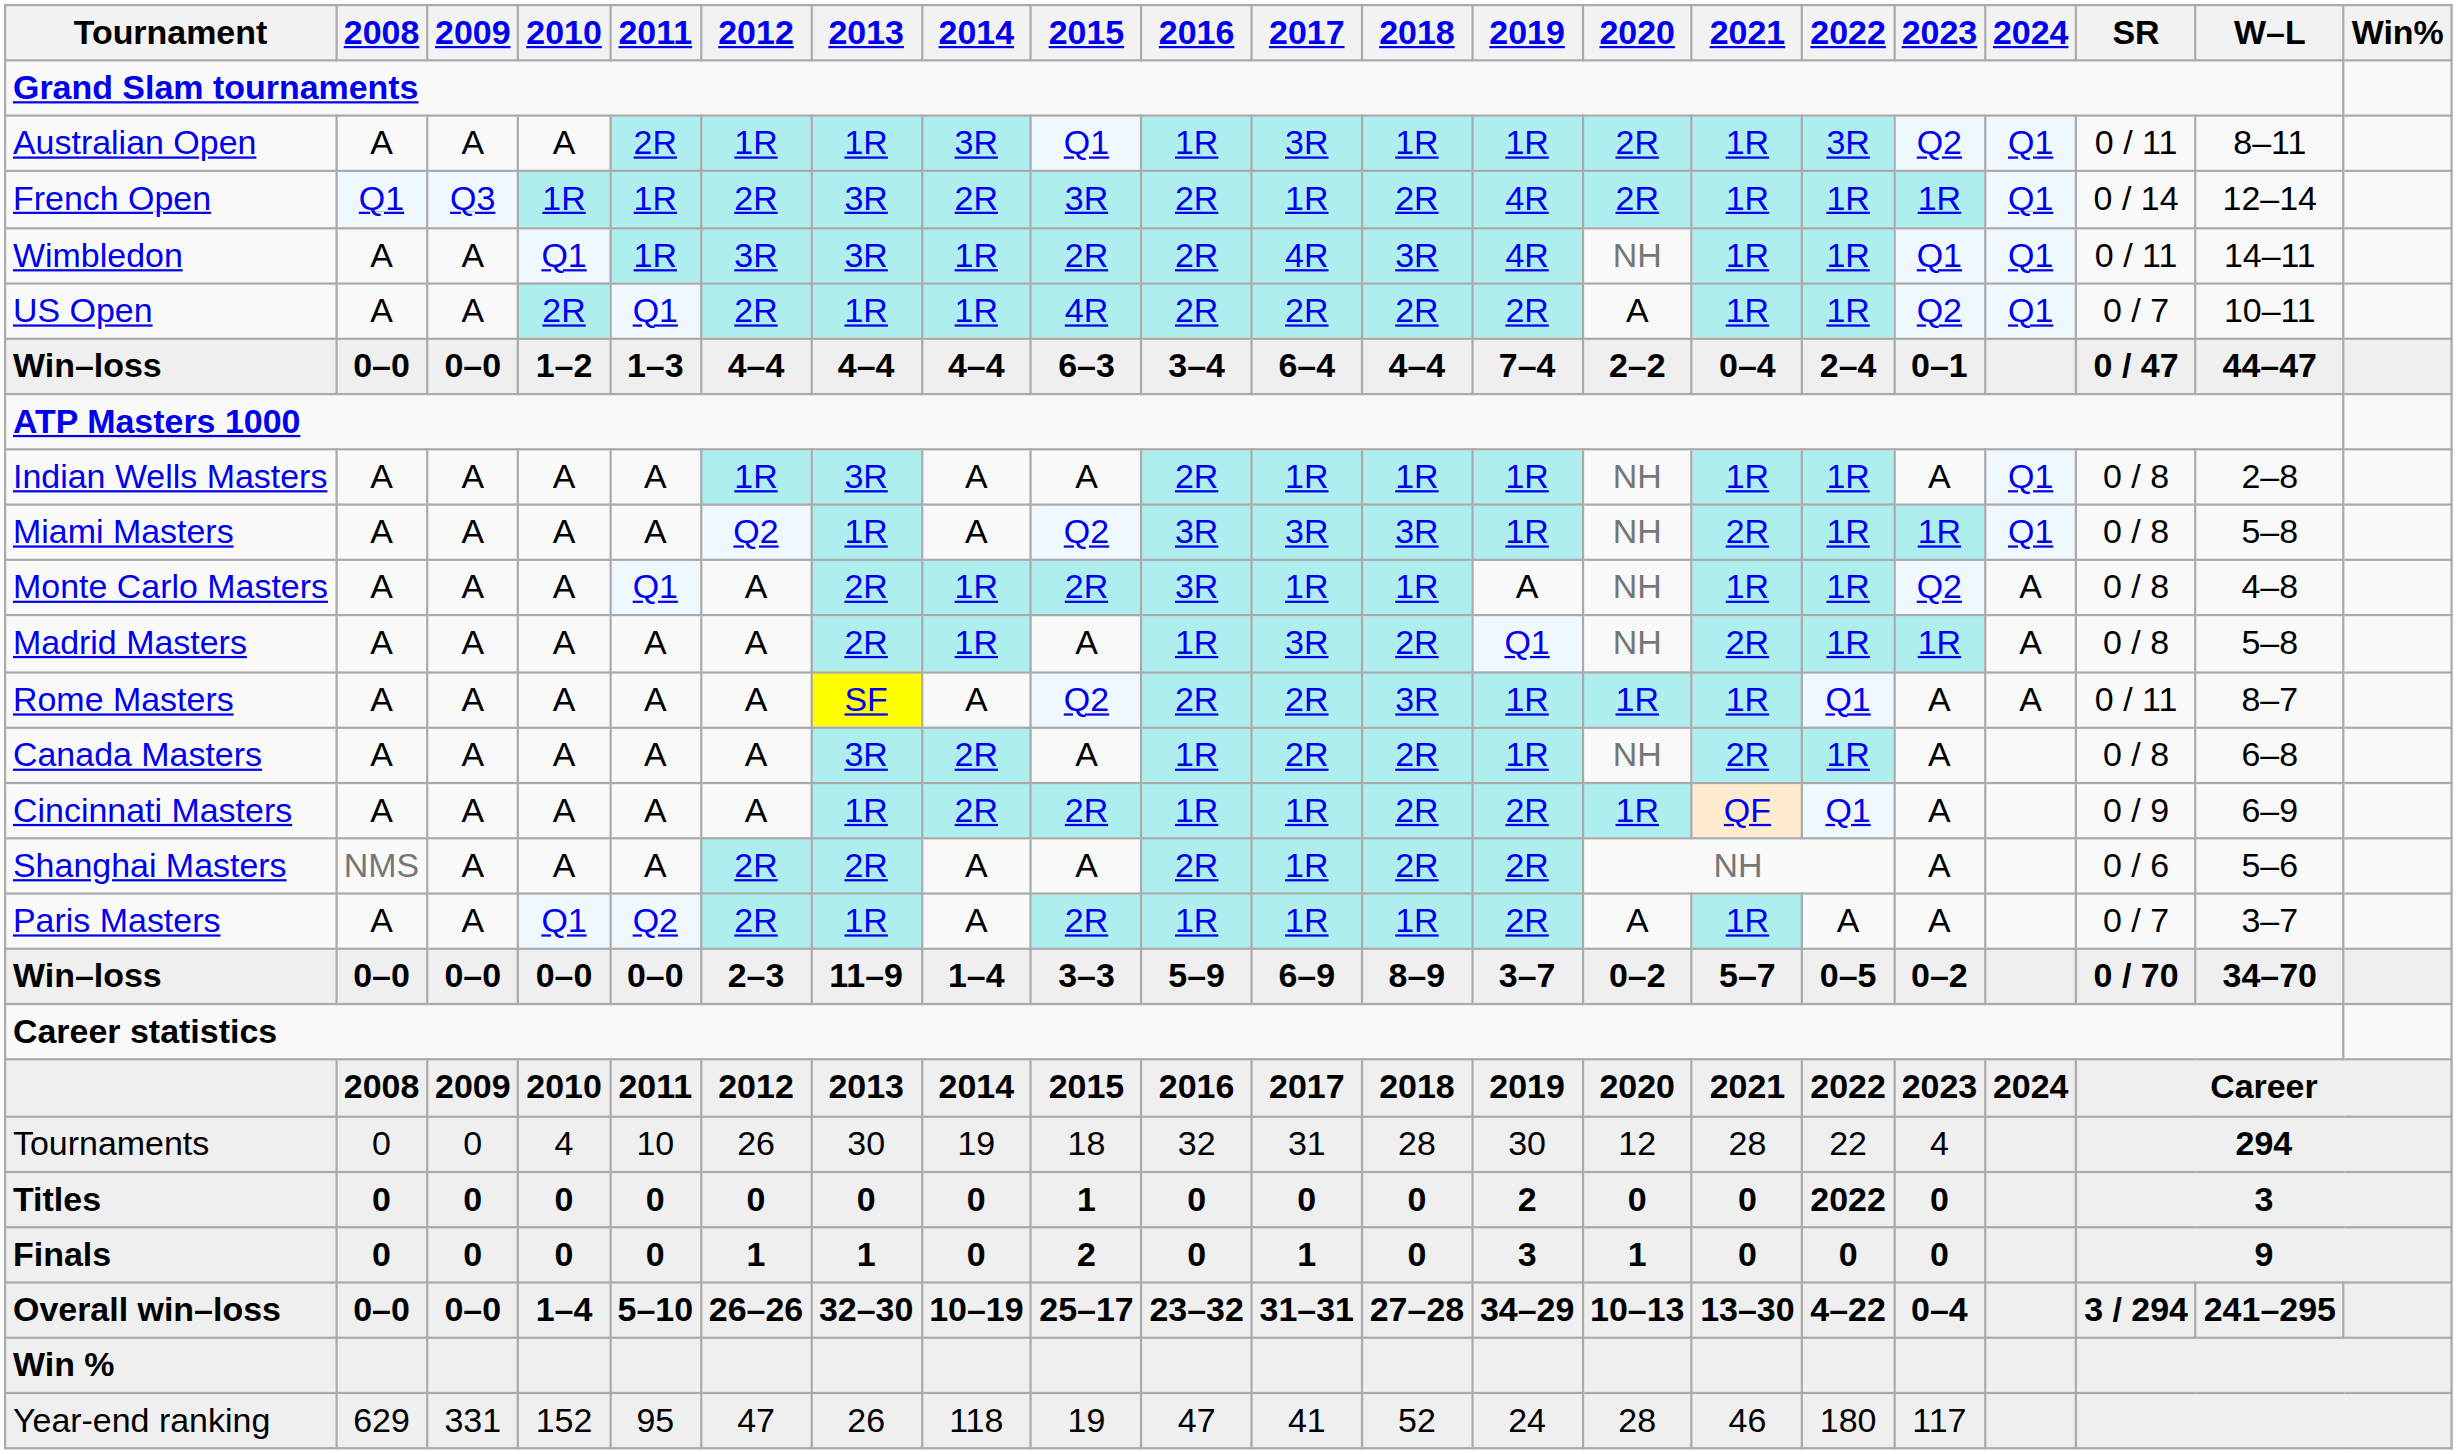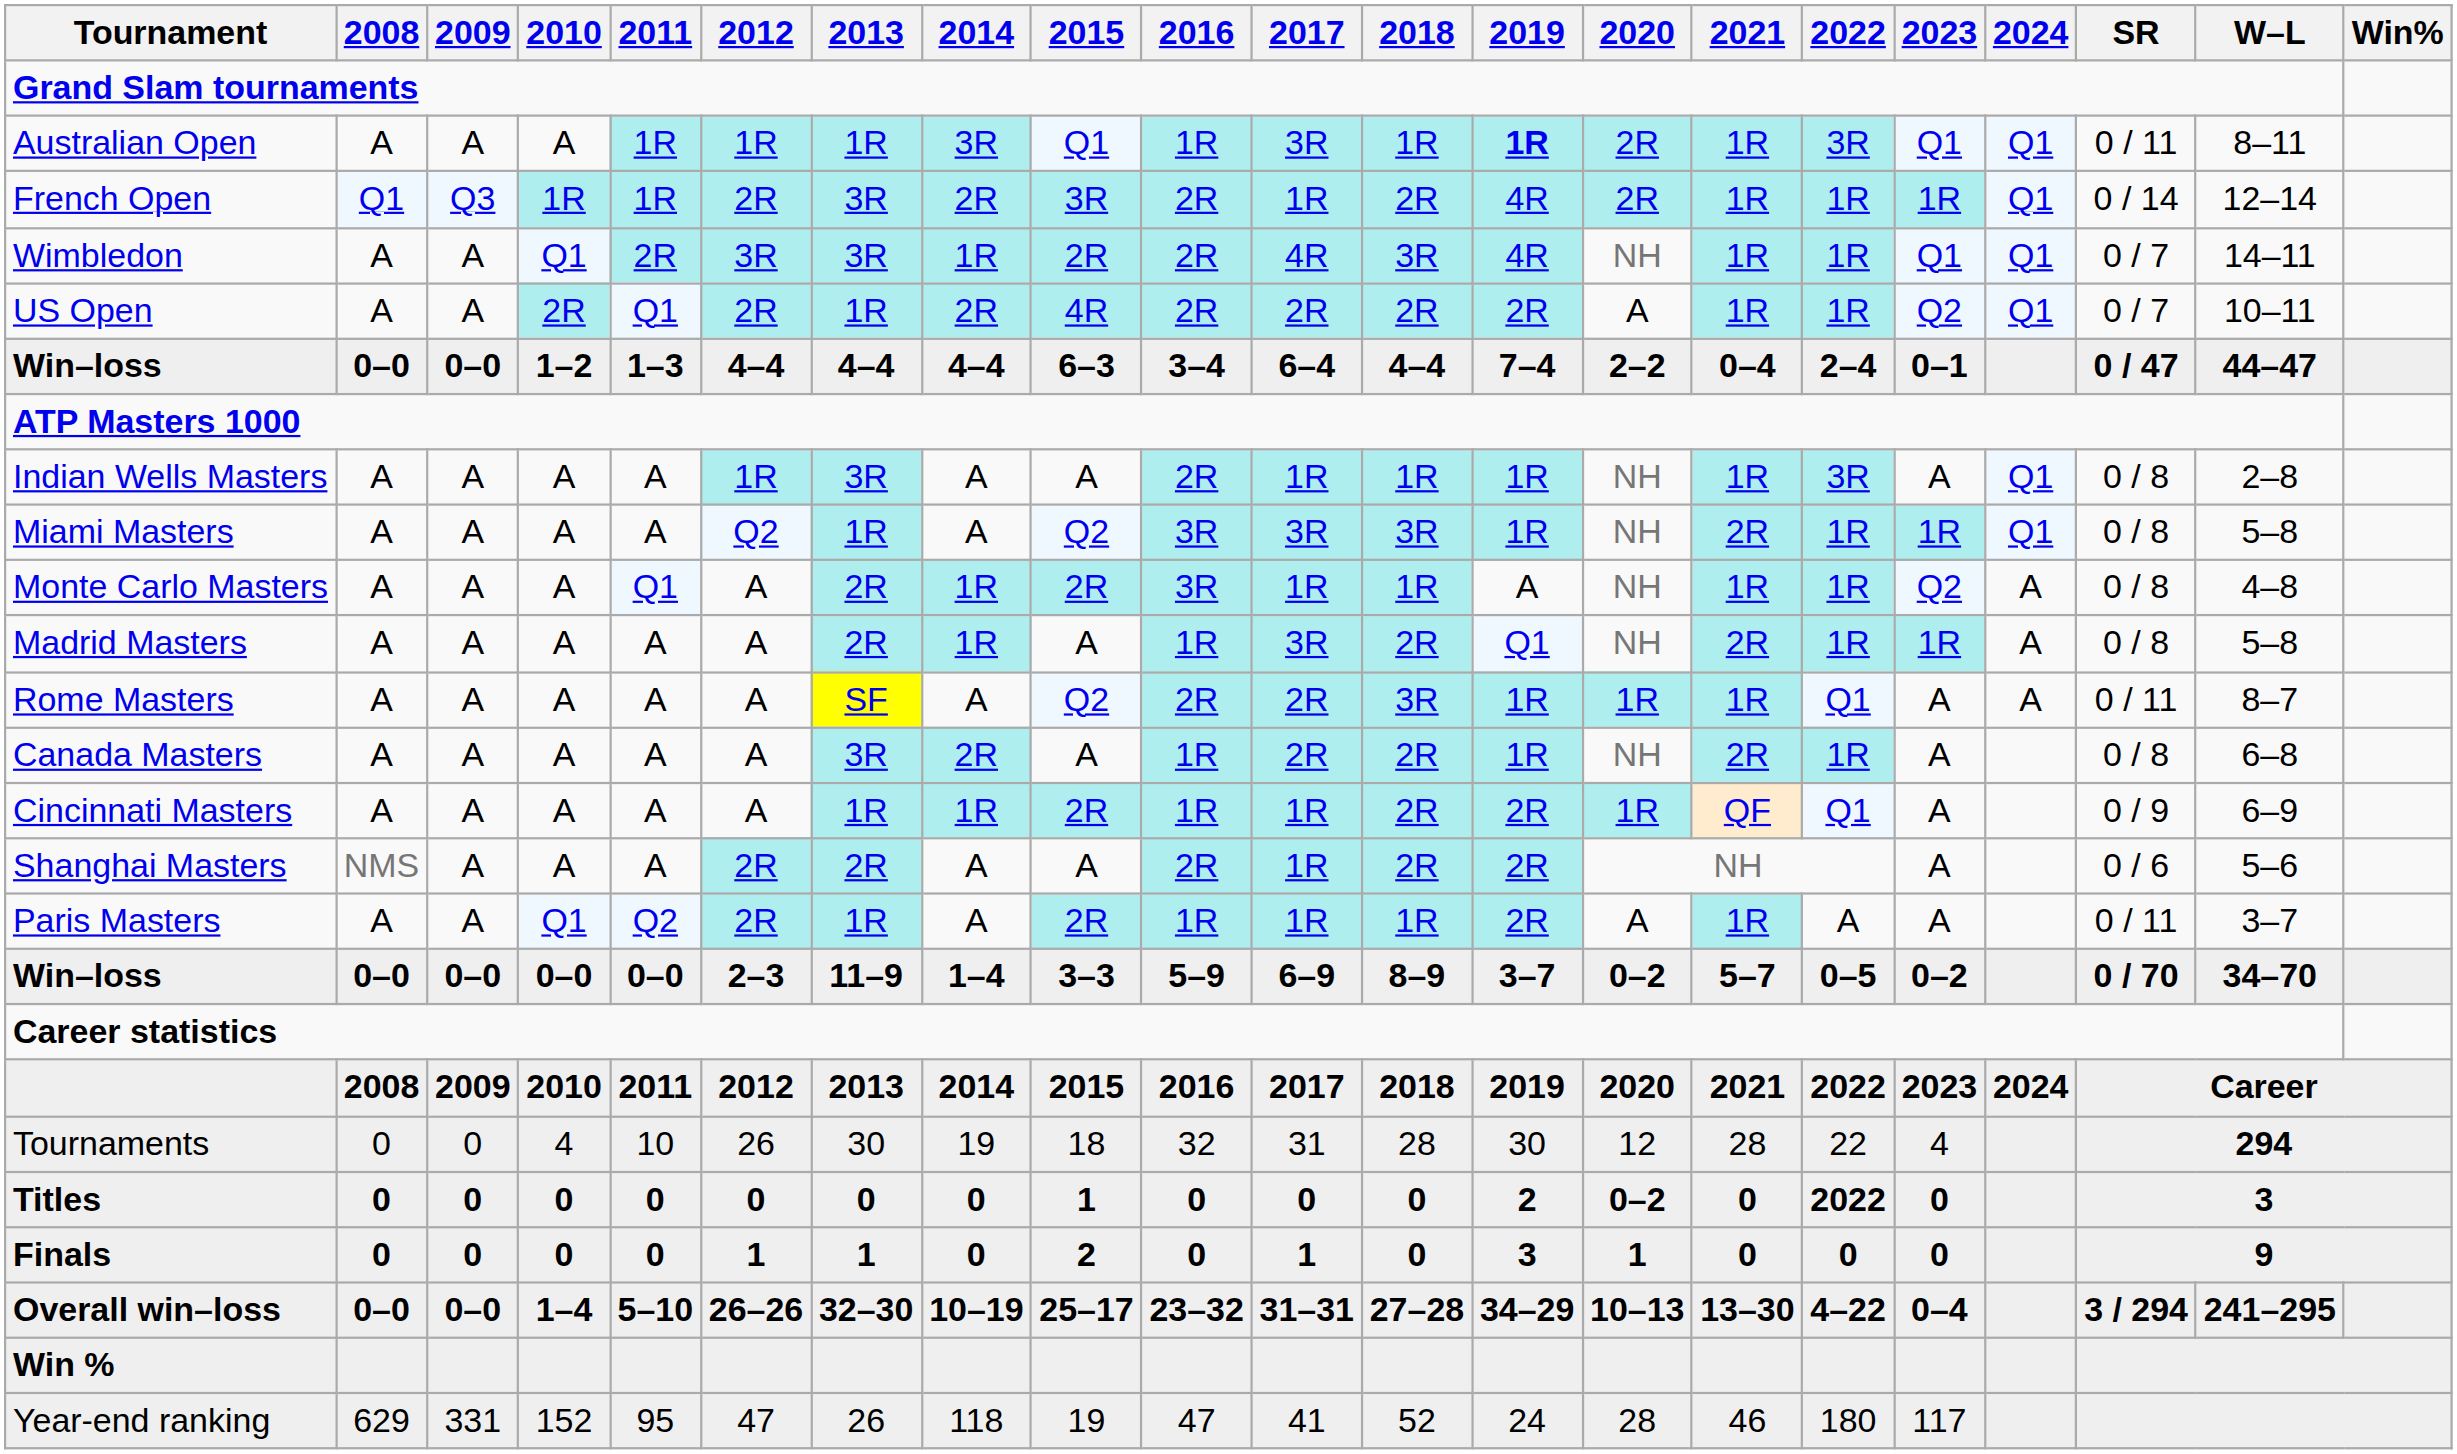(655, 143) 2R -> (655, 143) 1R
(1527, 143) normal -> (1527, 143) bold
(1939, 143) Q2 -> (1939, 143) Q1
(655, 254) 1R -> (655, 254) 2R
(2136, 254) 0 / 11 -> (2136, 254) 0 / 7
(976, 310) 1R -> (976, 310) 2R
(1848, 476) 1R -> (1848, 476) 3R
(976, 809) 2R -> (976, 809) 1R
(2136, 921) 0 / 7 -> (2136, 921) 0 / 11
(1637, 1198) 0 -> (1637, 1198) 0–2
